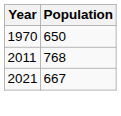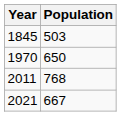+ row: (22, 36)
